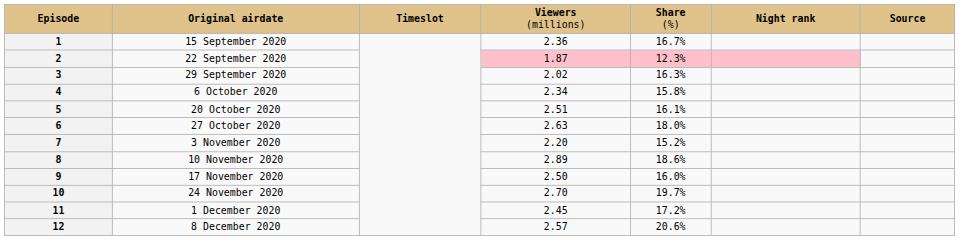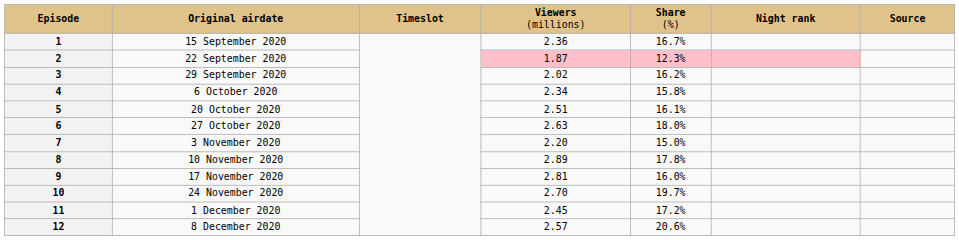(671, 75) 16.3% -> (671, 75) 16.2%
(671, 143) 15.2% -> (671, 143) 15.0%
(671, 159) 18.6% -> (671, 159) 17.8%
(556, 176) 2.50 -> (556, 176) 2.81
